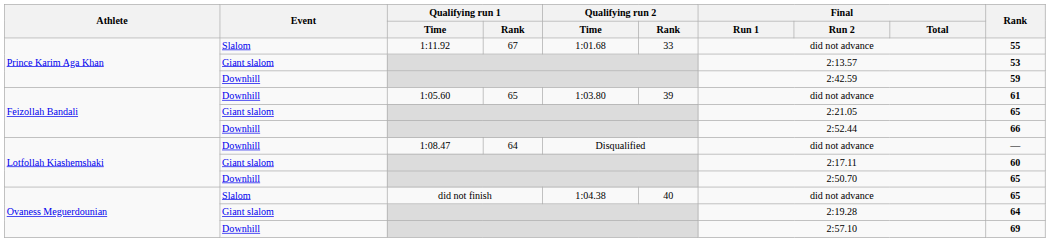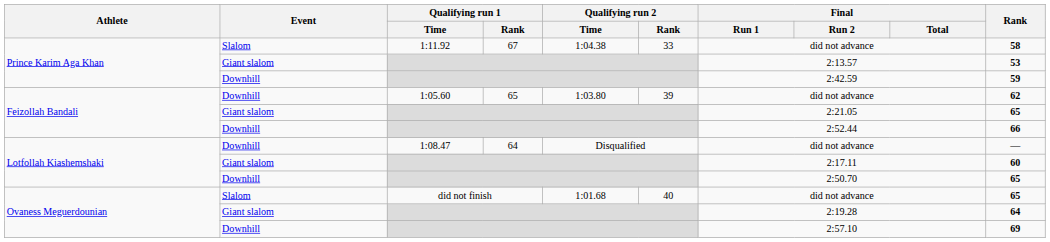(591, 46) 1:01.68 -> (591, 46) 1:04.38
(1015, 46) 55 -> (1015, 46) 58
(1015, 96) 61 -> (1015, 96) 62
(591, 196) 1:04.38 -> (591, 196) 1:01.68
